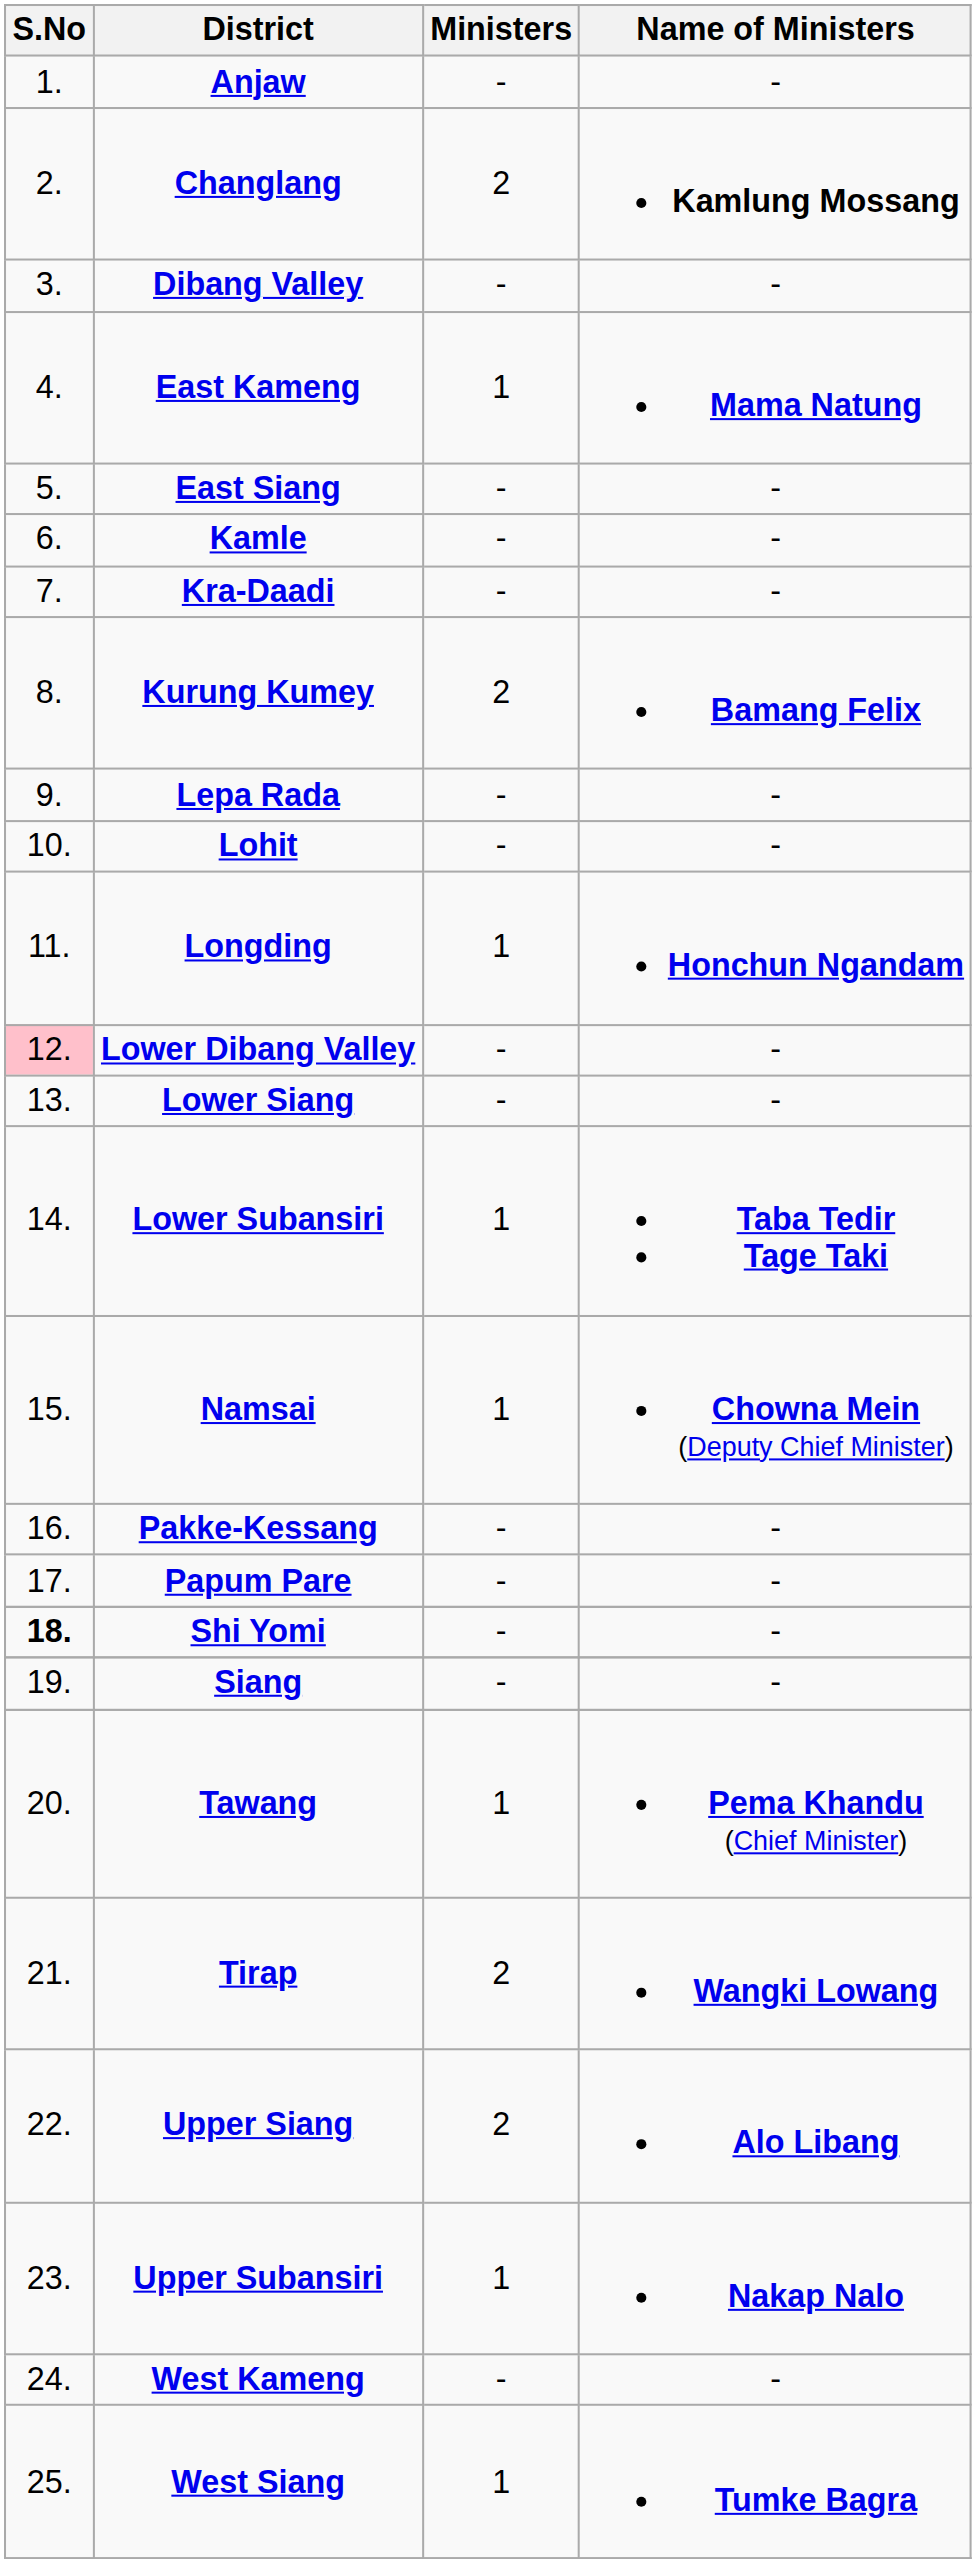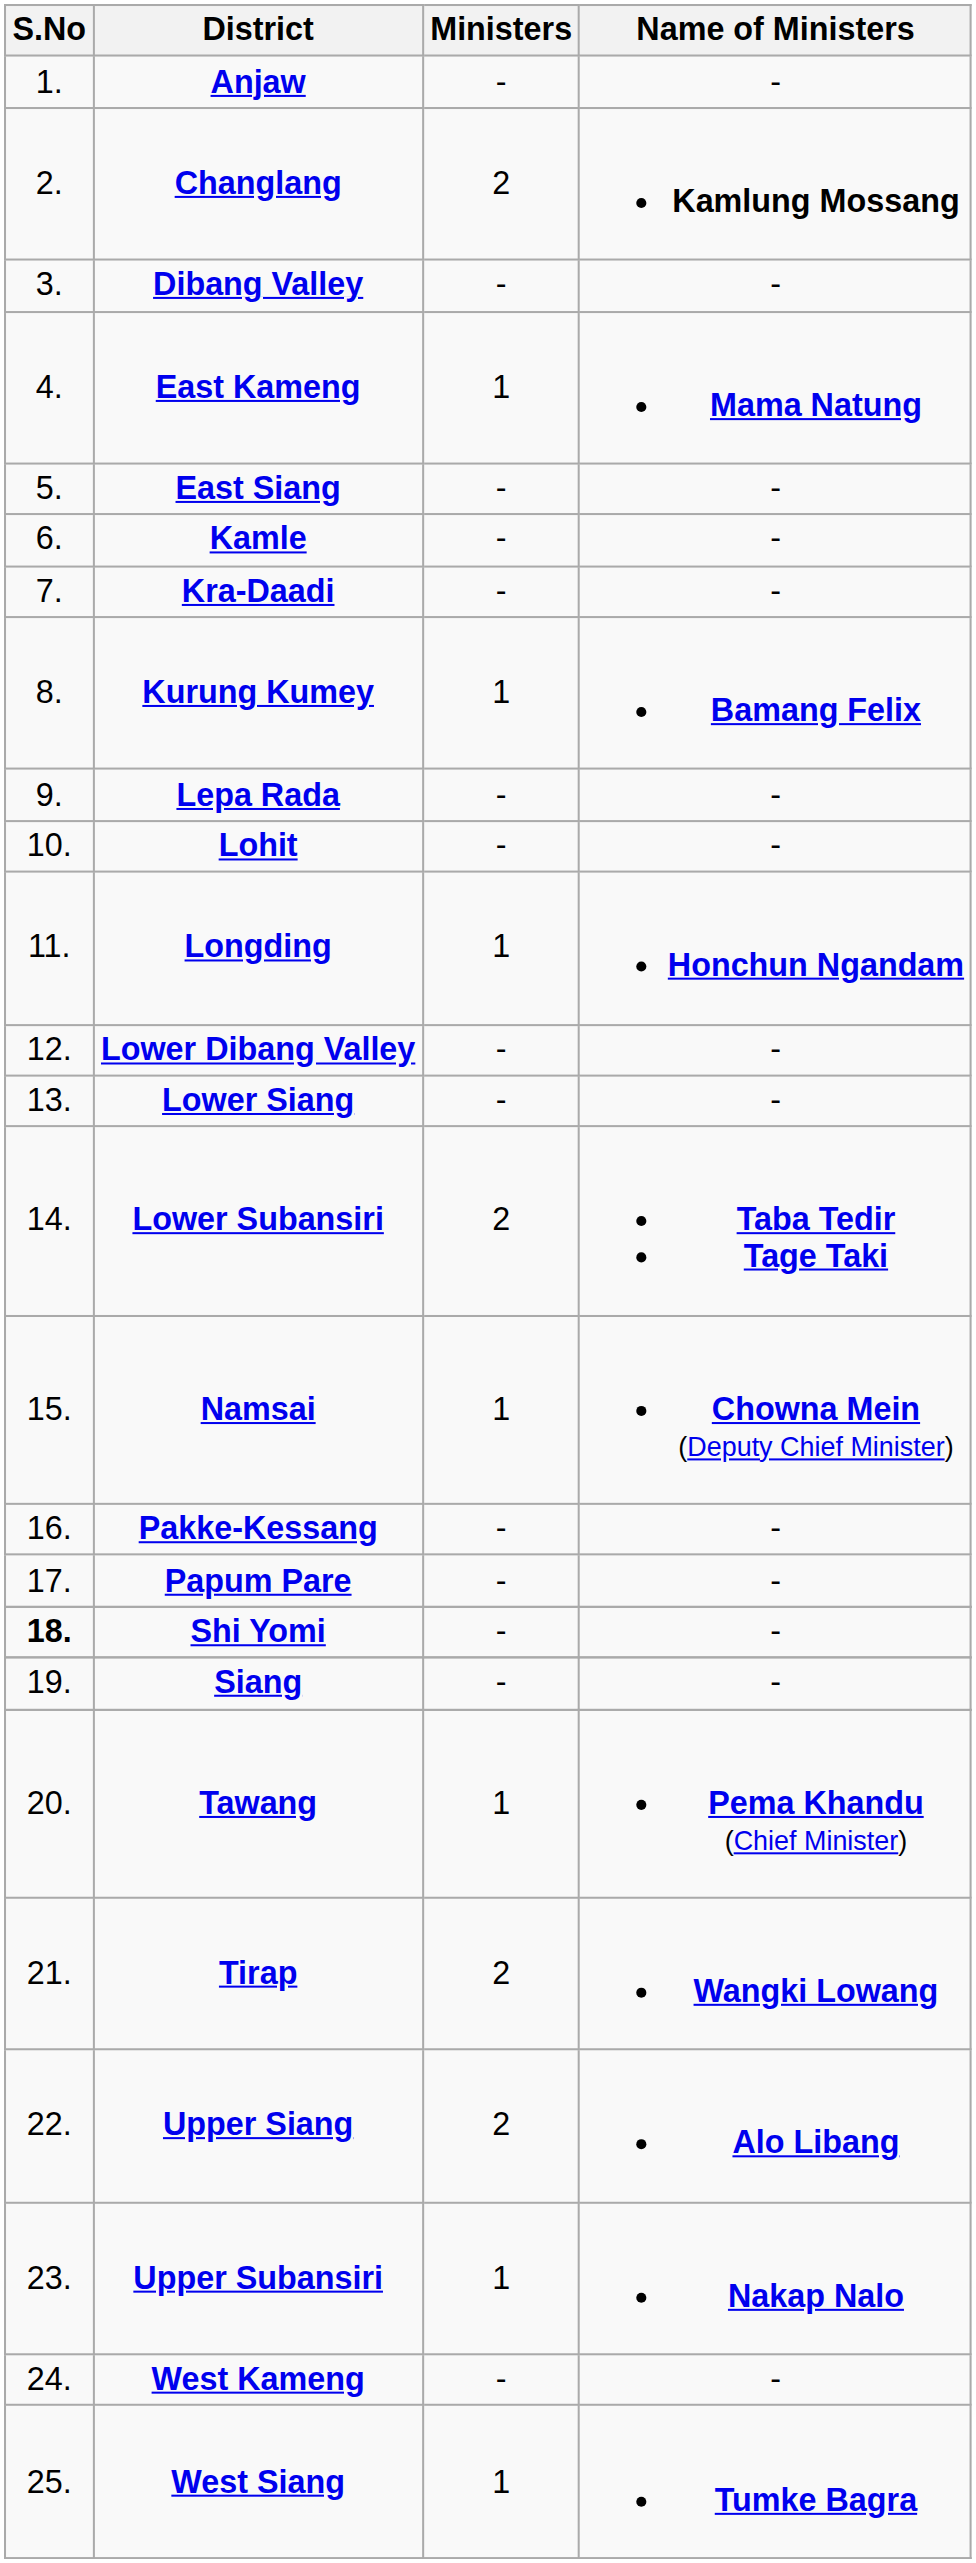(501, 692) 2 -> (501, 692) 1
(49, 1049) pink background -> (49, 1049) no background
(501, 1220) 1 -> (501, 1220) 2
